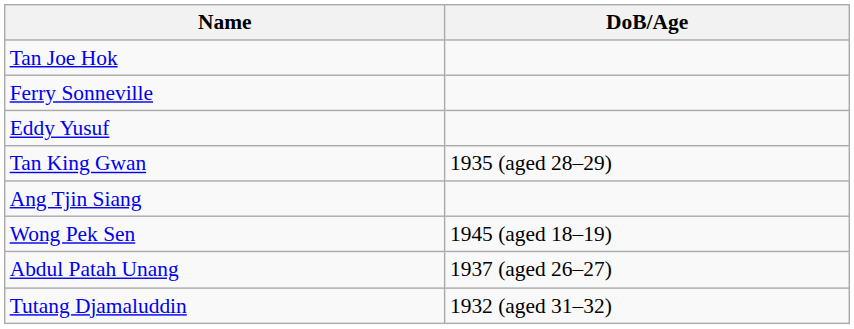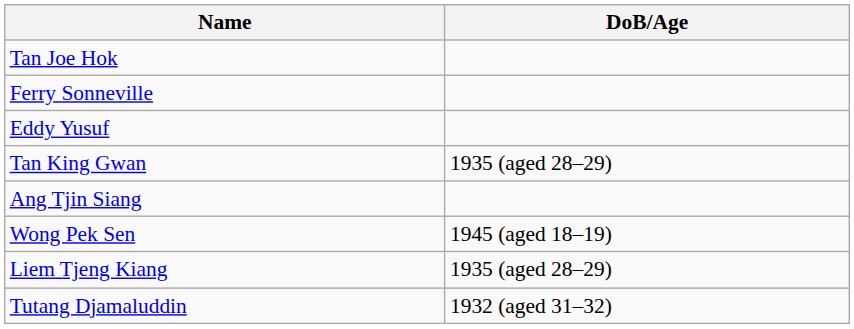+ row: (89, 269)
- row: (94, 269)
